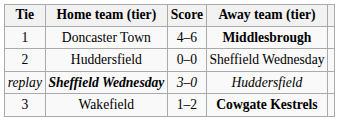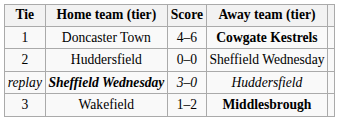(267, 37) Middlesbrough -> (267, 37) Cowgate Kestrels
(267, 105) Cowgate Kestrels -> (267, 105) Middlesbrough
